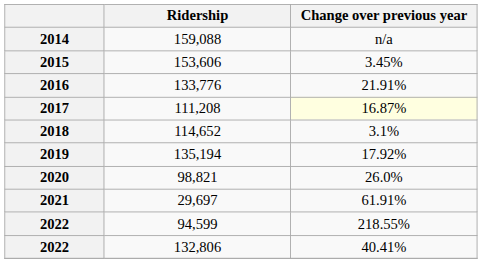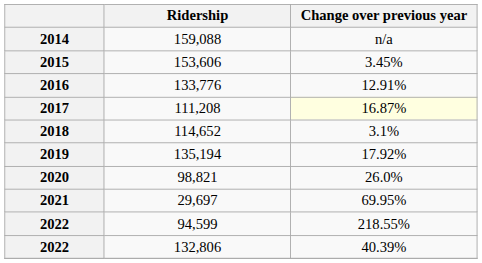(384, 85) 21.91% -> (384, 85) 12.91%
(384, 200) 61.91% -> (384, 200) 69.95%
(384, 246) 40.41% -> (384, 246) 40.39%
